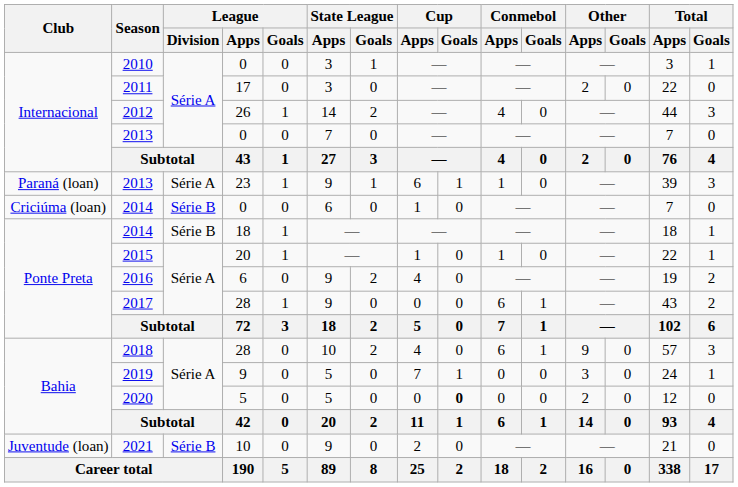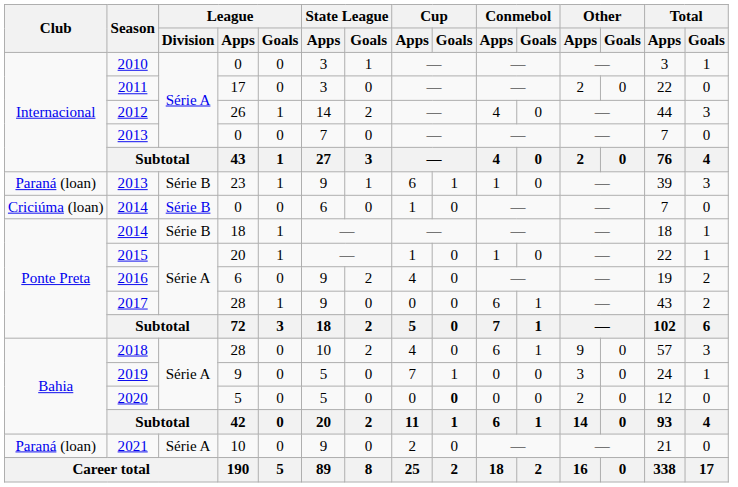(193, 183) Série A -> (188, 183) Série B
(58, 445) Juventude (loan) -> (56, 445) Paraná (loan)
(193, 445) Série B -> (188, 445) Série A
